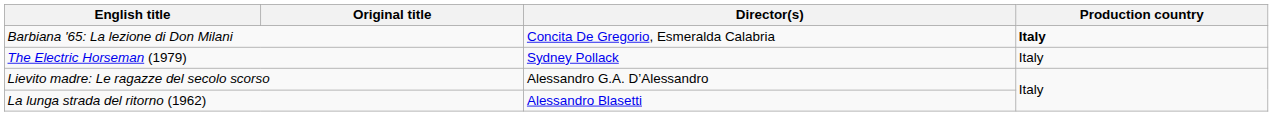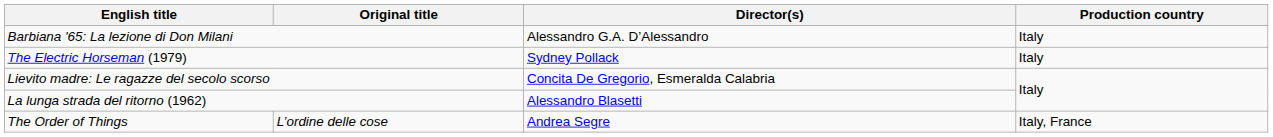(651, 36) Concita De Gregorio, Esmeralda Calabria -> (618, 36) Alessandro G.A. D’Alessandro
(1032, 36) bold -> (1031, 36) normal
(618, 79) Alessandro G.A. D’Alessandro -> (651, 79) Concita De Gregorio, Esmeralda Calabria
+ row: (68, 121)
